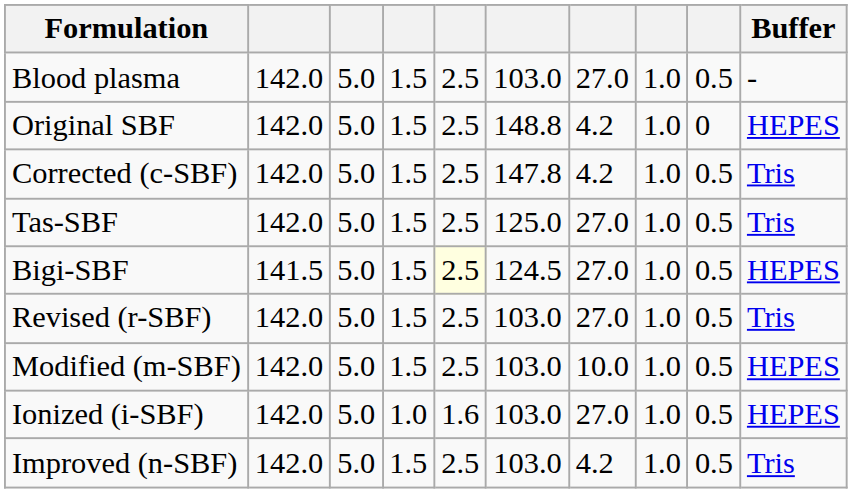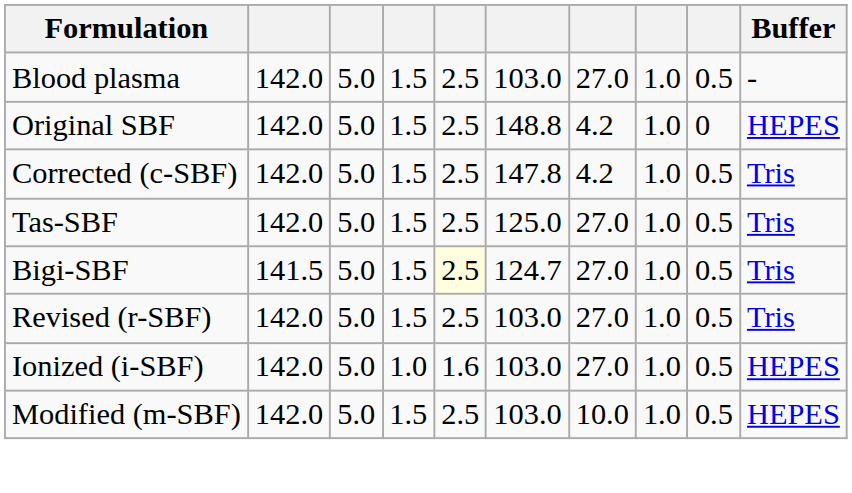(527, 269) 124.5 -> (527, 269) 124.7
(793, 269) HEPES -> (771, 269) Tris
rows swapped: (126, 366) <-> (108, 414)
- row: (125, 462)
